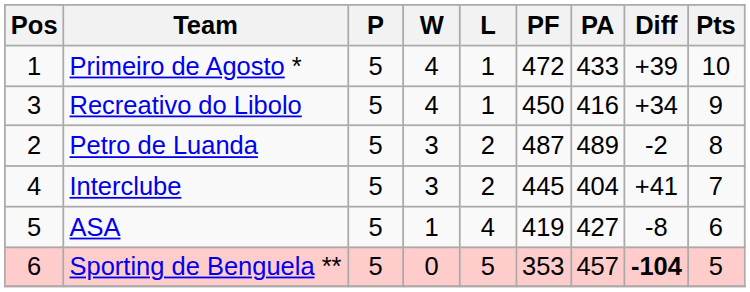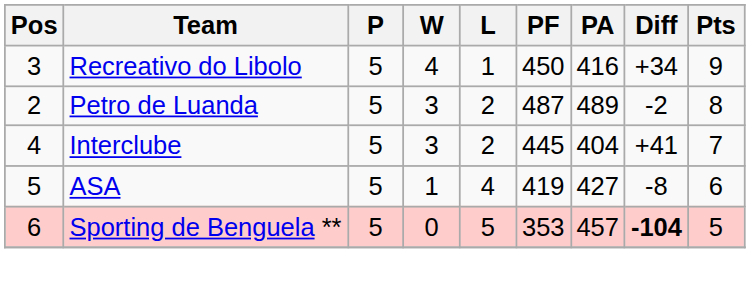- row: (186, 66)
